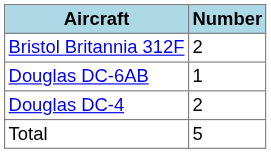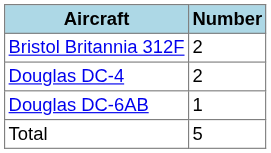rows swapped: (79, 76) <-> (66, 105)
